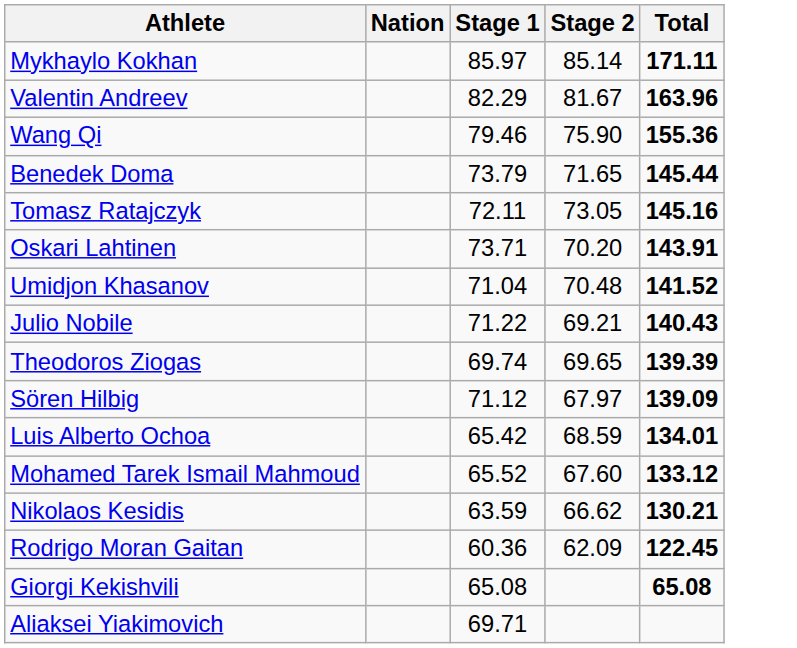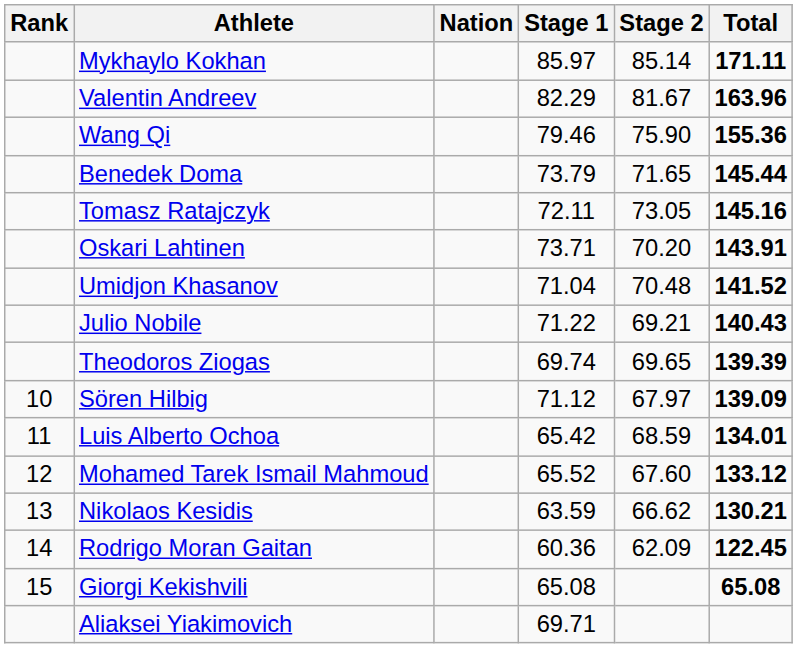+ column: (39, 23)
